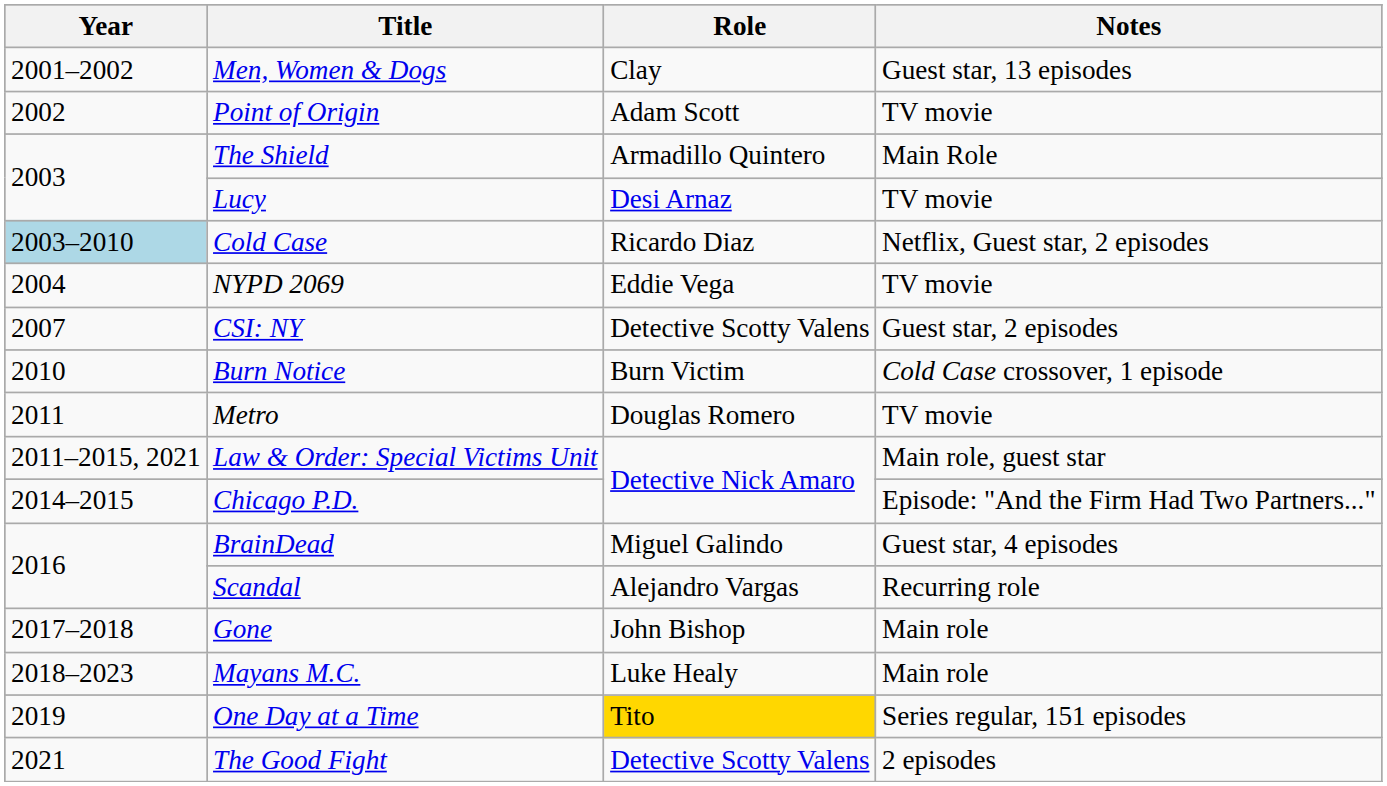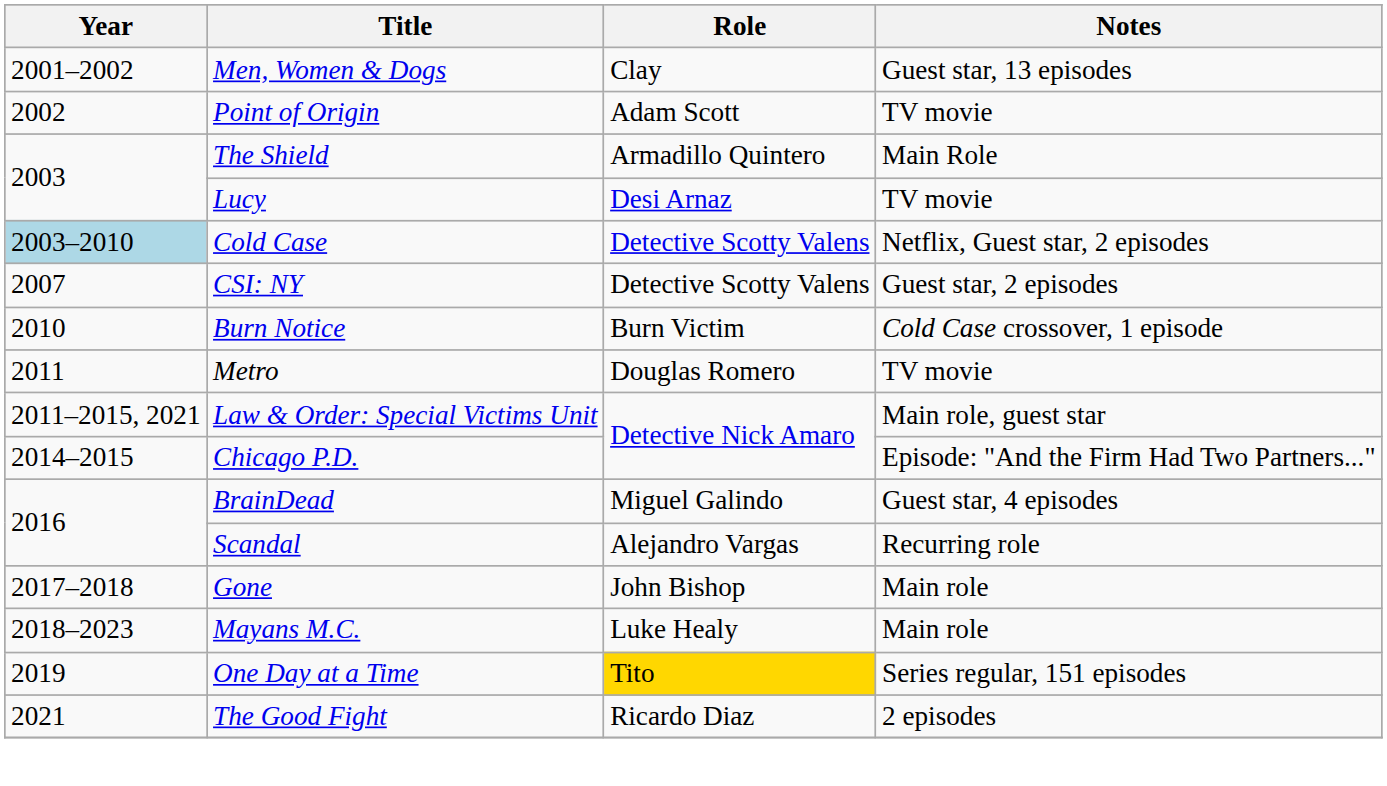(682, 241) Ricardo Diaz -> (740, 241) Detective Scotty Valens
- row: (278, 284)
(740, 759) Detective Scotty Valens -> (682, 716) Ricardo Diaz
